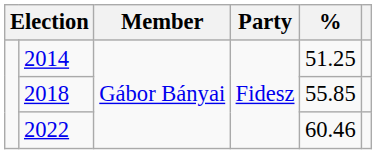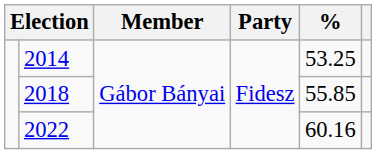(330, 58) 51.25 -> (330, 58) 53.25
(330, 129) 60.46 -> (330, 129) 60.16
